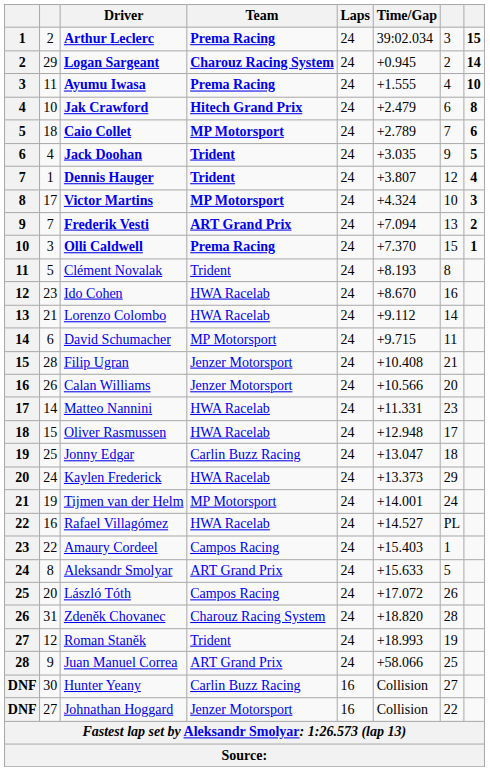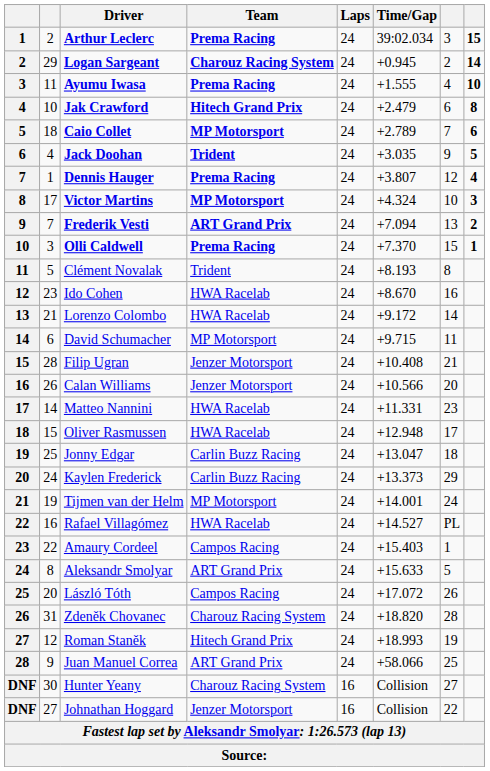(213, 177) Trident -> (233, 177) Prema Racing
(396, 316) +9.112 -> (396, 316) +9.172
(230, 477) HWA Racelab -> (245, 477) Carlin Buzz Racing
(211, 639) Trident -> (242, 639) Hitech Grand Prix
(245, 685) Carlin Buzz Racing -> (258, 685) Charouz Racing System
